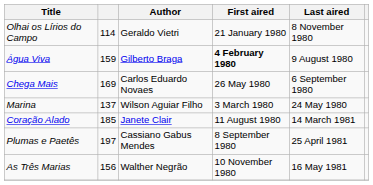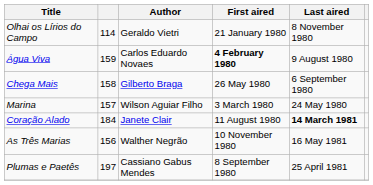(151, 58) Gilberto Braga -> (154, 58) Carlos Eduardo Novaes
(108, 84) 169 -> (108, 84) 158
(154, 84) Carlos Eduardo Novaes -> (151, 84) Gilberto Braga
(108, 105) 137 -> (108, 105) 157
(108, 120) 185 -> (108, 120) 184
(323, 120) normal -> (324, 120) bold
rows swapped: (43, 141) <-> (38, 167)
